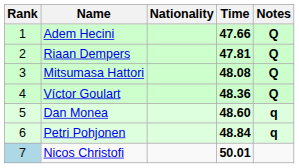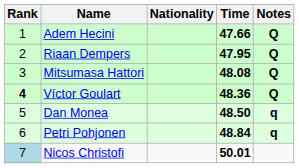(235, 53) 47.81 -> (235, 53) 47.95
(23, 93) normal -> (23, 93) bold
(235, 113) 48.60 -> (235, 113) 48.50
